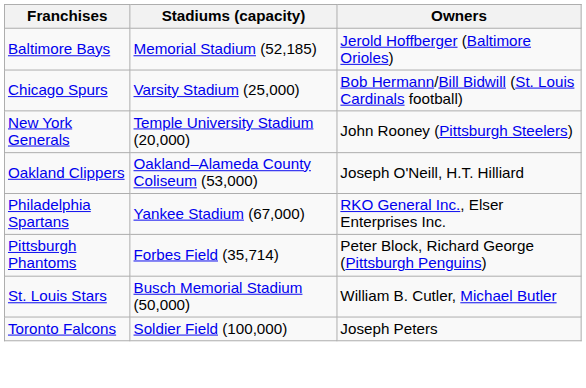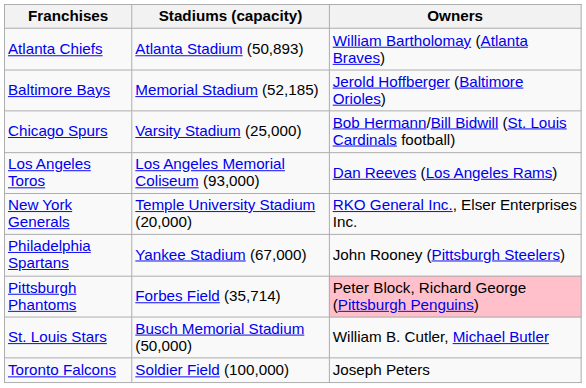+ row: (55, 49)
+ row: (49, 172)
(457, 131) John Rooney (Pittsburgh Steelers) -> (455, 214) RKO General Inc., Elser Enterprises Inc.
- row: (66, 172)
(422, 214) RKO General Inc., Elser Enterprises Inc. -> (449, 255) John Rooney (Pittsburgh Steelers)
(437, 255) no background -> (429, 296) pink background
